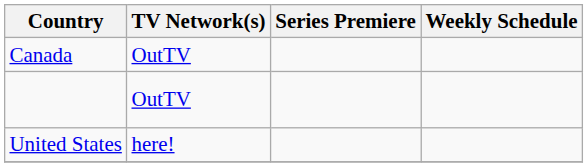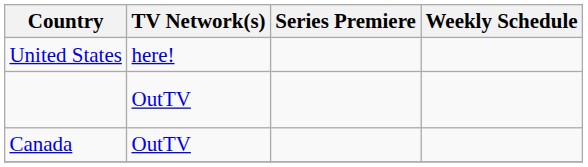rows swapped: (41, 54) <-> (66, 144)
